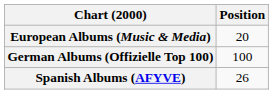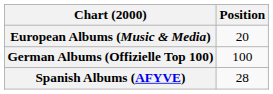(242, 78) 26 -> (242, 78) 28
